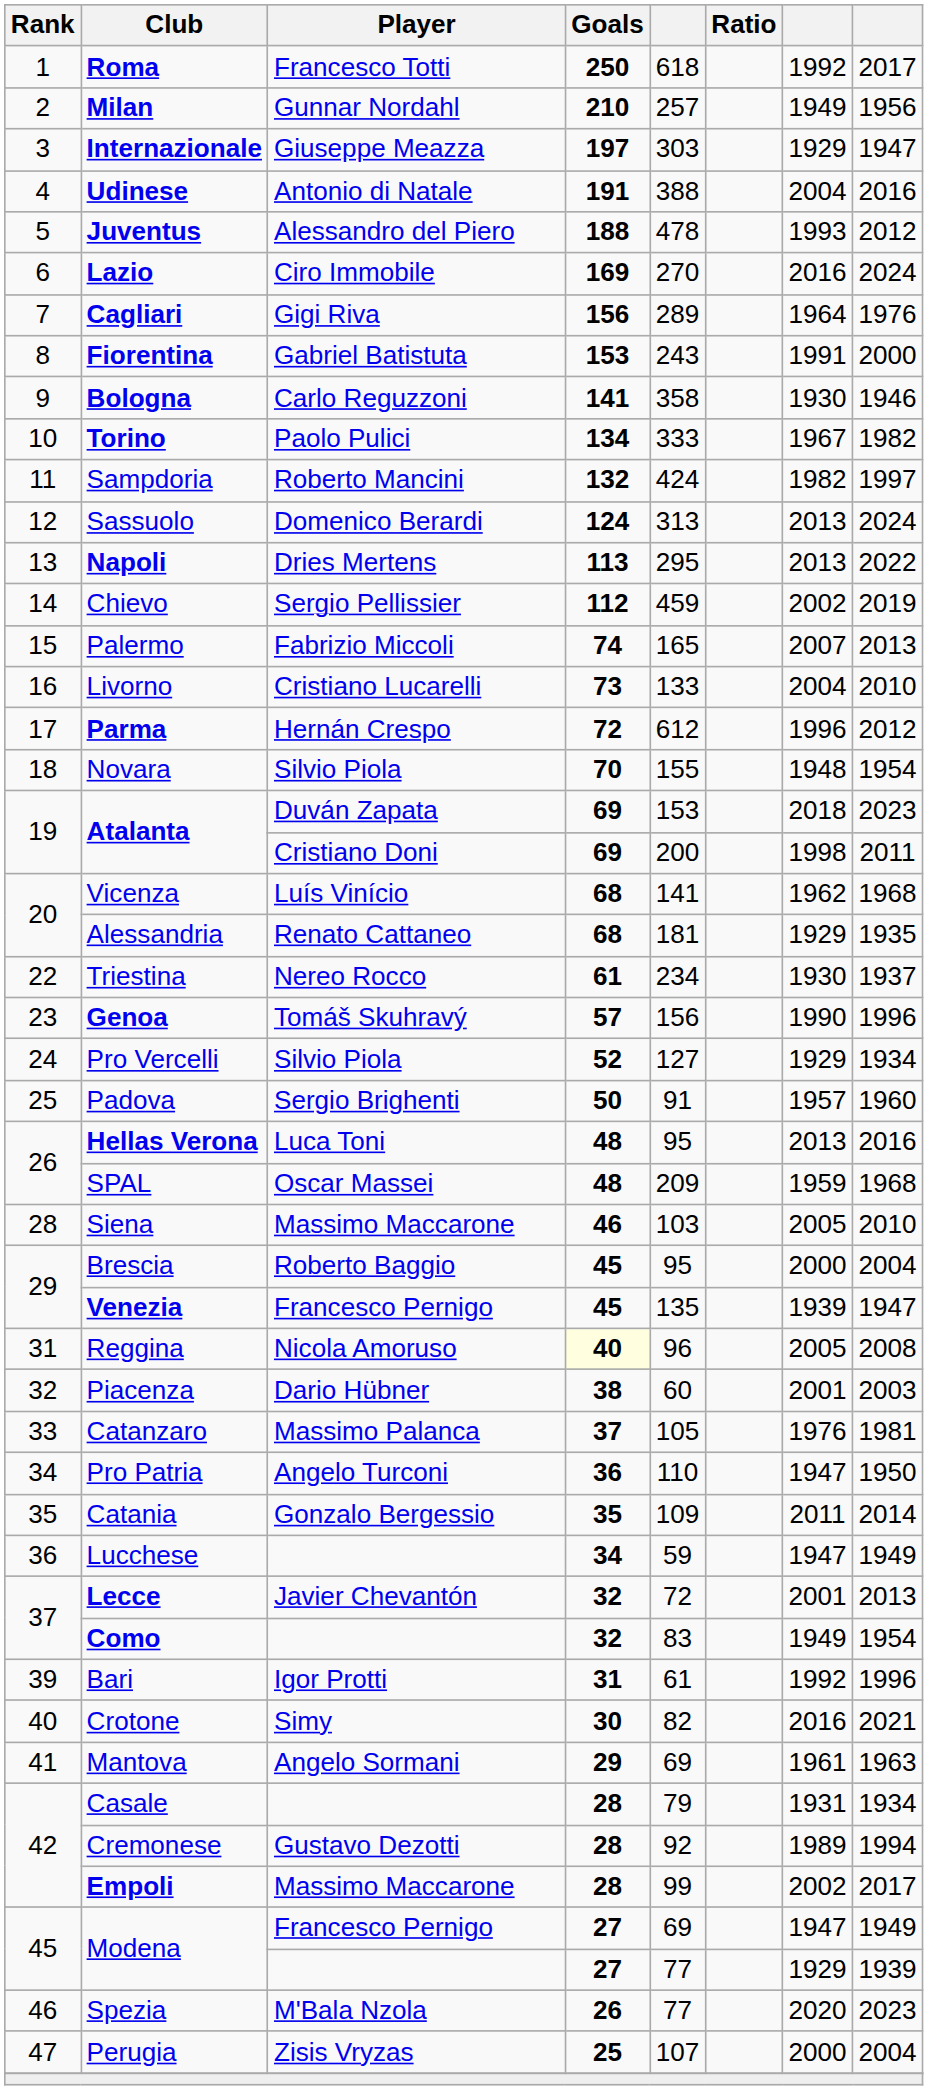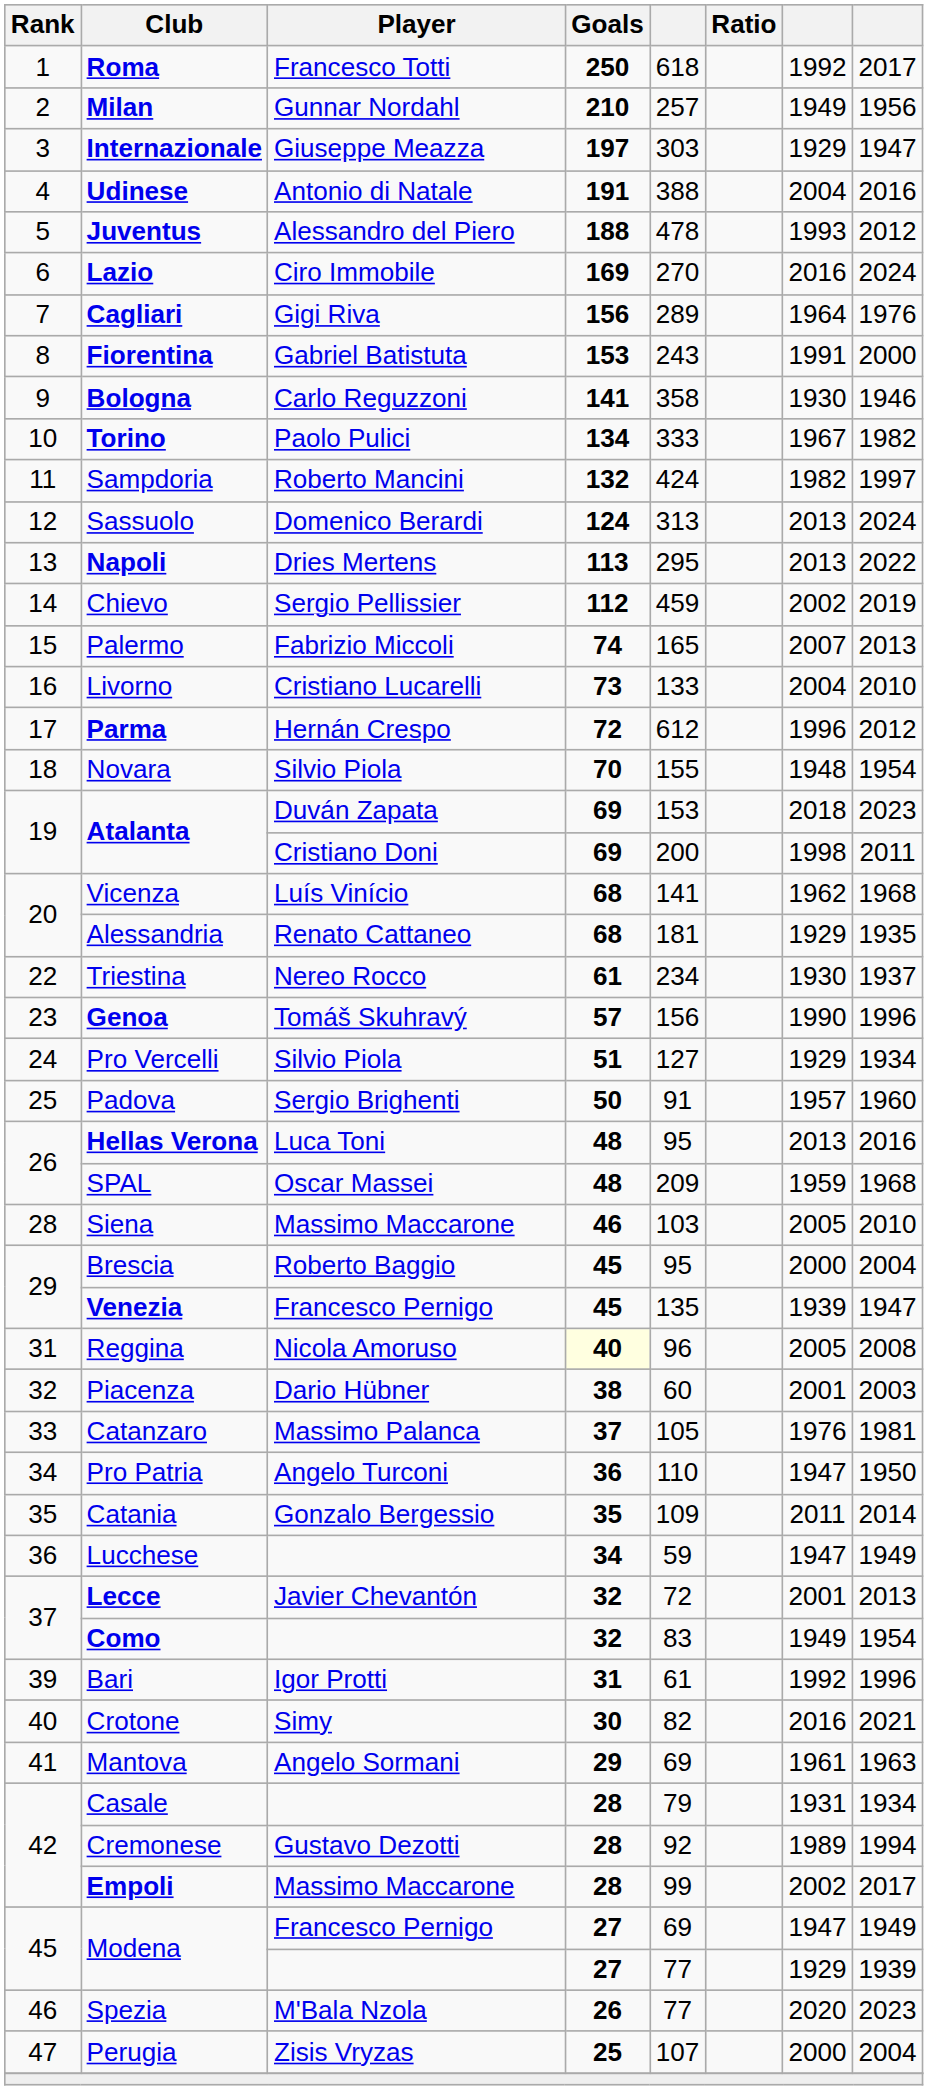(607, 1059) 52 -> (607, 1059) 51
